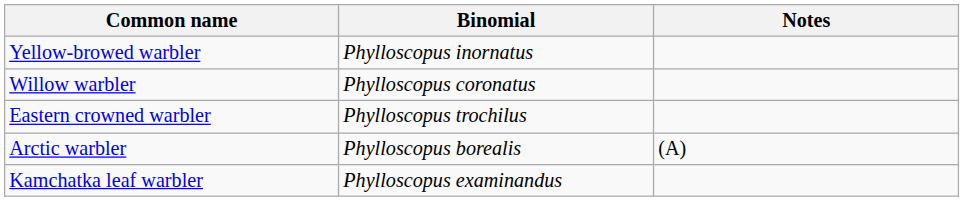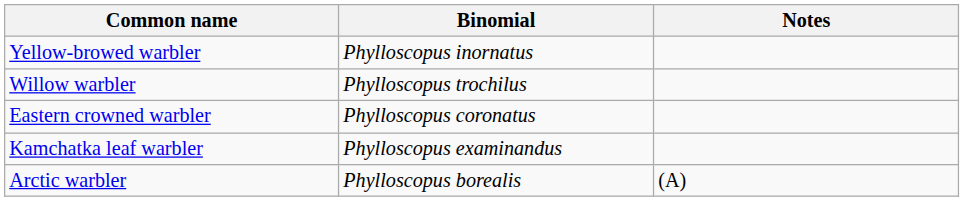(439, 84) Phylloscopus coronatus -> (435, 84) Phylloscopus trochilus
(435, 116) Phylloscopus trochilus -> (439, 116) Phylloscopus coronatus
rows swapped: (68, 148) <-> (106, 180)
